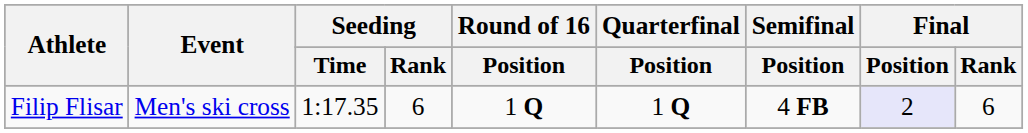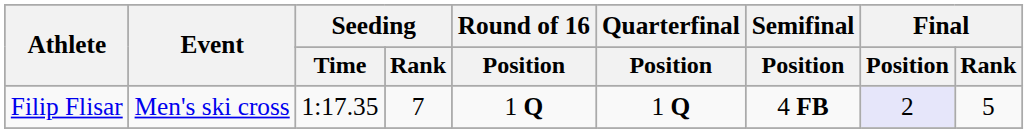(418, 107) 6 -> (418, 107) 7
(988, 107) 6 -> (988, 107) 5
